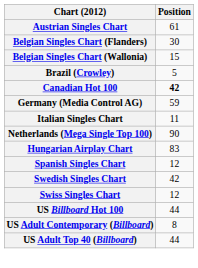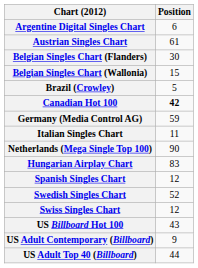+ row: (80, 27)
(174, 179) 42 -> (174, 194) 52
(174, 210) 44 -> (174, 225) 43
(174, 225) 8 -> (174, 240) 9
